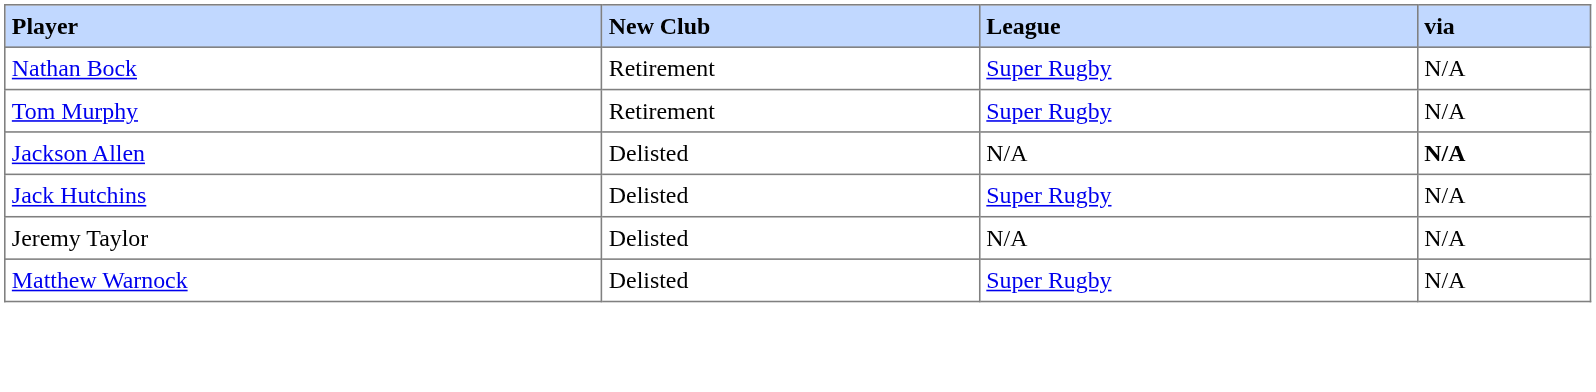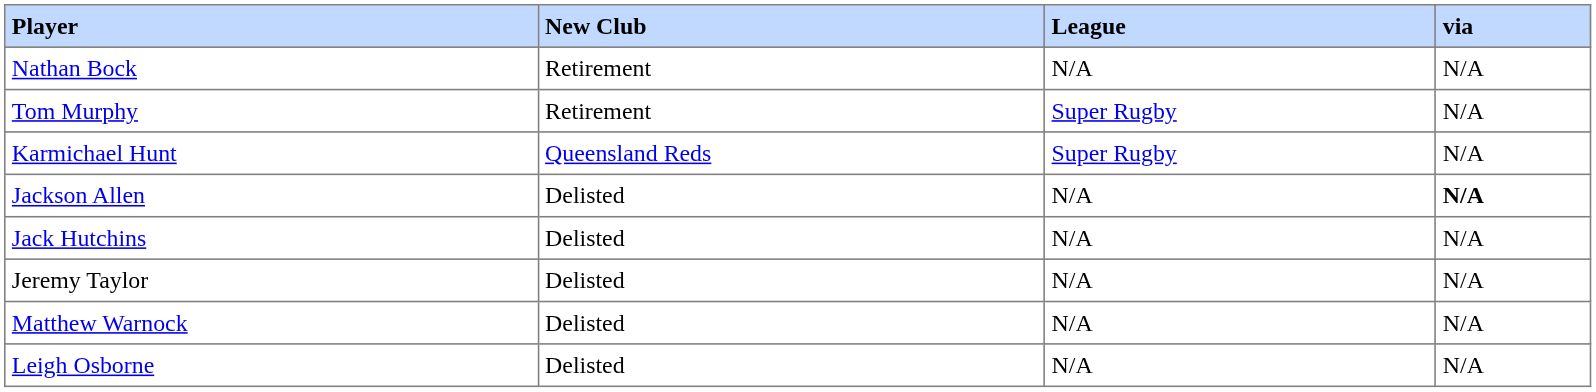(1049, 68) Super Rugby -> (1072, 68) N/A
+ row: (94, 152)
(1049, 195) Super Rugby -> (1072, 237) N/A
(1049, 280) Super Rugby -> (1072, 322) N/A
+ row: (83, 364)
